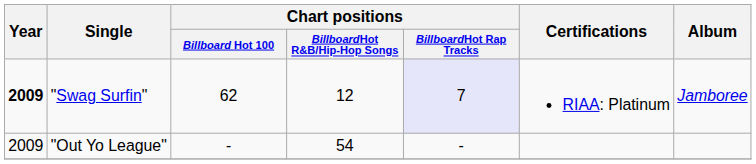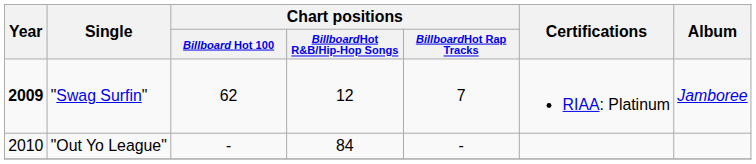(461, 96) lavender background -> (461, 96) no background
(26, 145) 2009 -> (26, 145) 2010
(345, 145) 54 -> (345, 145) 84
